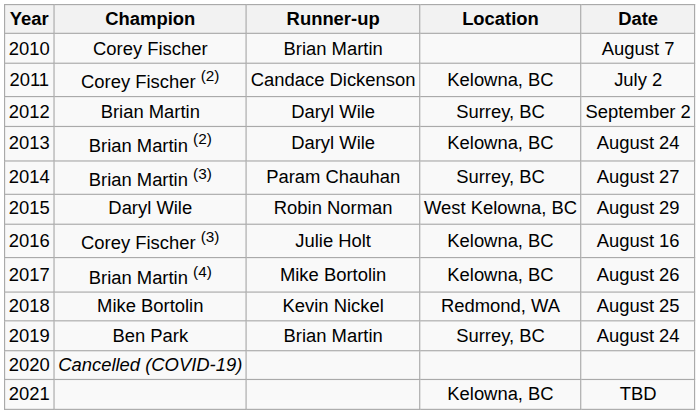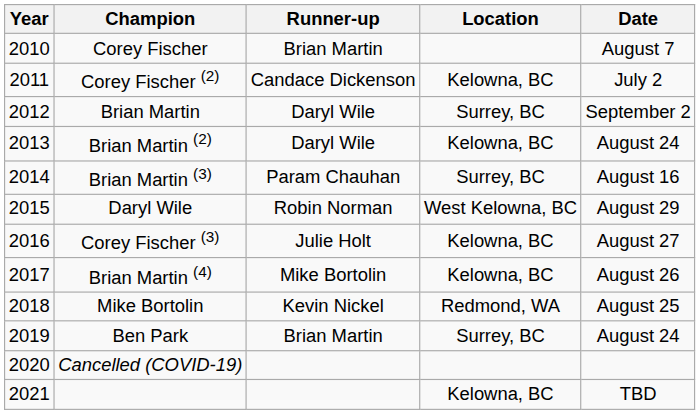(638, 177) August 27 -> (638, 177) August 16
(638, 240) August 16 -> (638, 240) August 27
